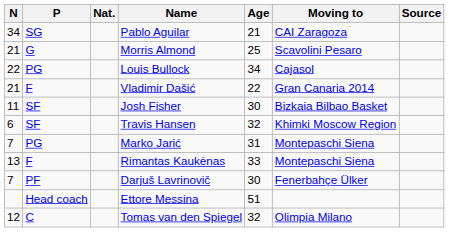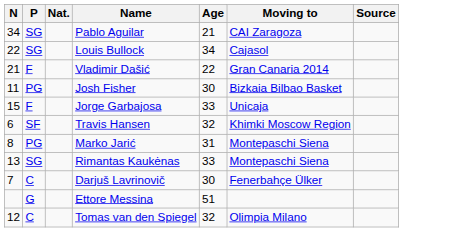- row: (158, 50)
(34, 69) PG -> (34, 50) SG
(33, 106) SF -> (34, 87) PG
+ row: (118, 106)
(10, 143) 7 -> (10, 143) 8
(29, 161) F -> (34, 161) SG
(33, 180) PF -> (30, 180) C
(57, 198) Head coach -> (30, 198) G
